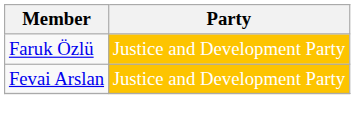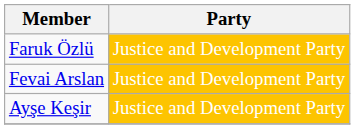+ row: (50, 108)
